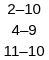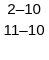- row: (24, 30)
